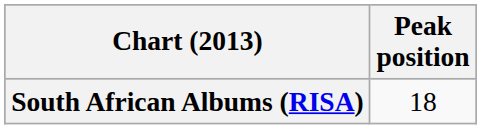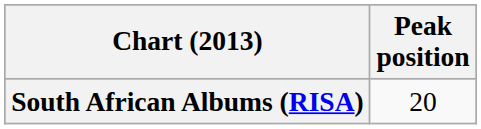(423, 100) 18 -> (423, 100) 20
